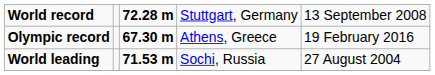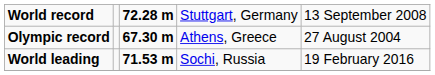(359, 37) 19 February 2016 -> (352, 37) 27 August 2004
(352, 59) 27 August 2004 -> (359, 59) 19 February 2016
